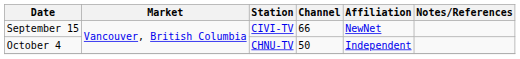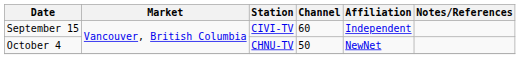(304, 29) 66 -> (304, 29) 60
(363, 29) NewNet -> (378, 29) Independent
(378, 45) Independent -> (363, 45) NewNet
